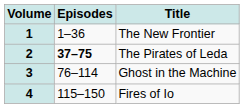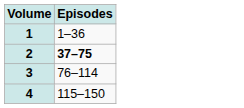- column: (177, 14)
